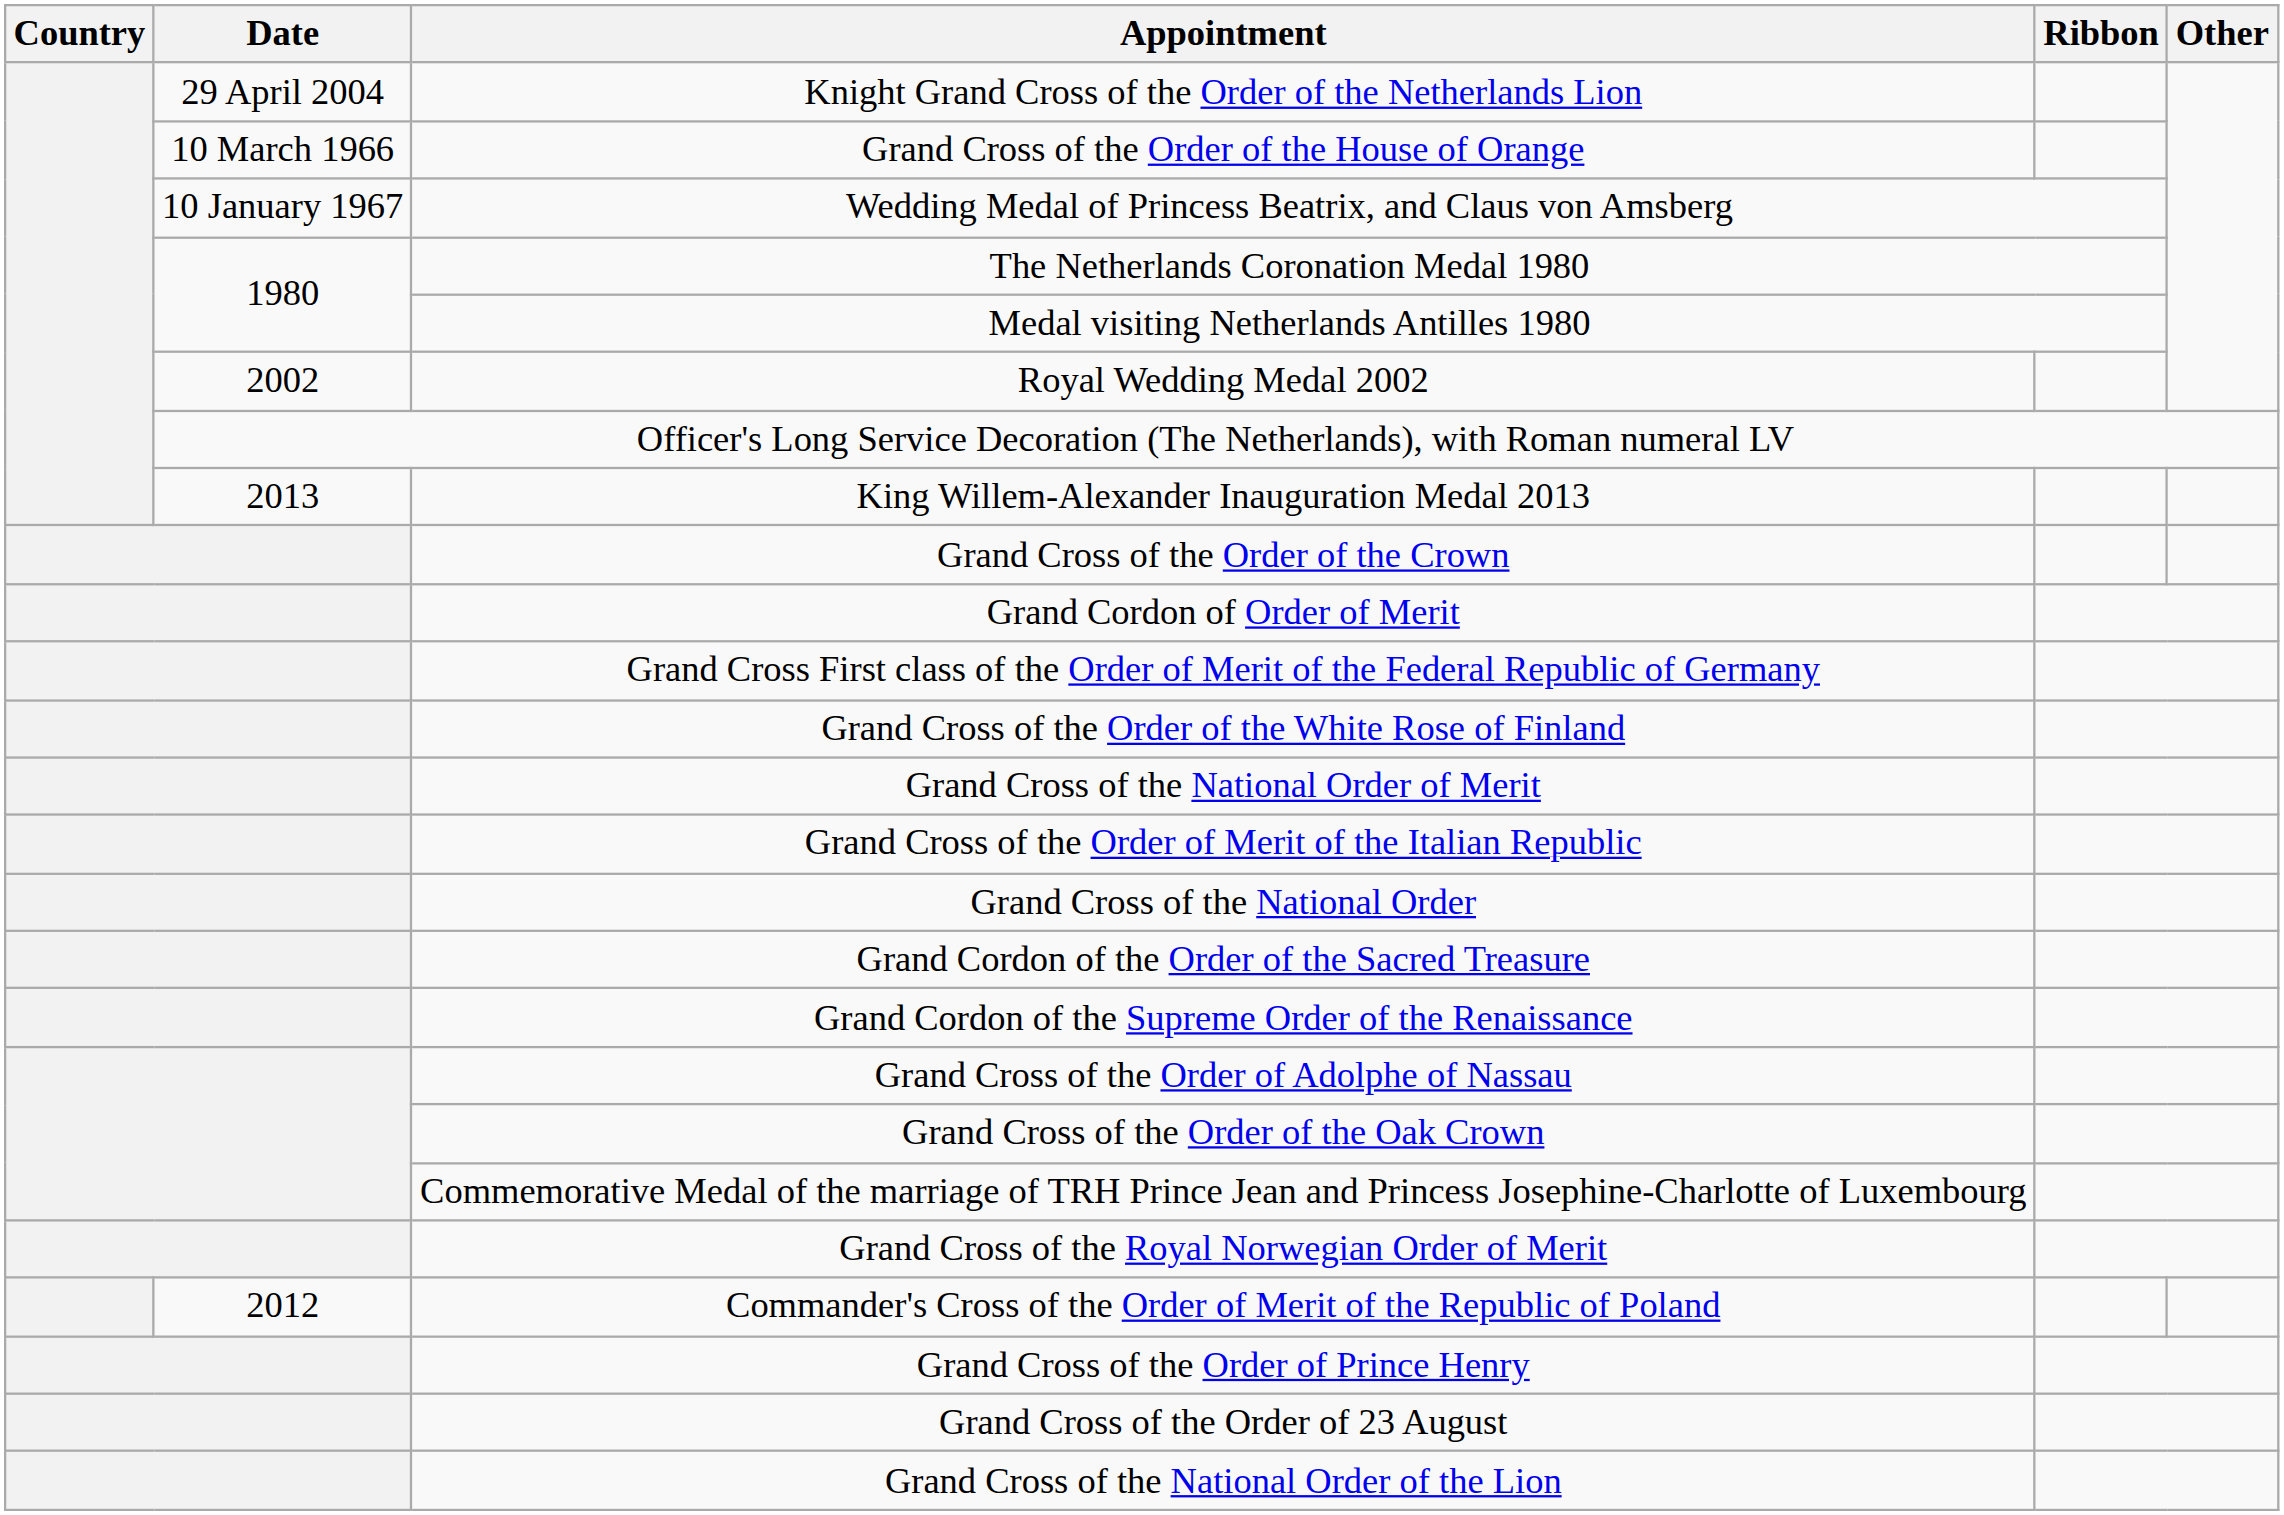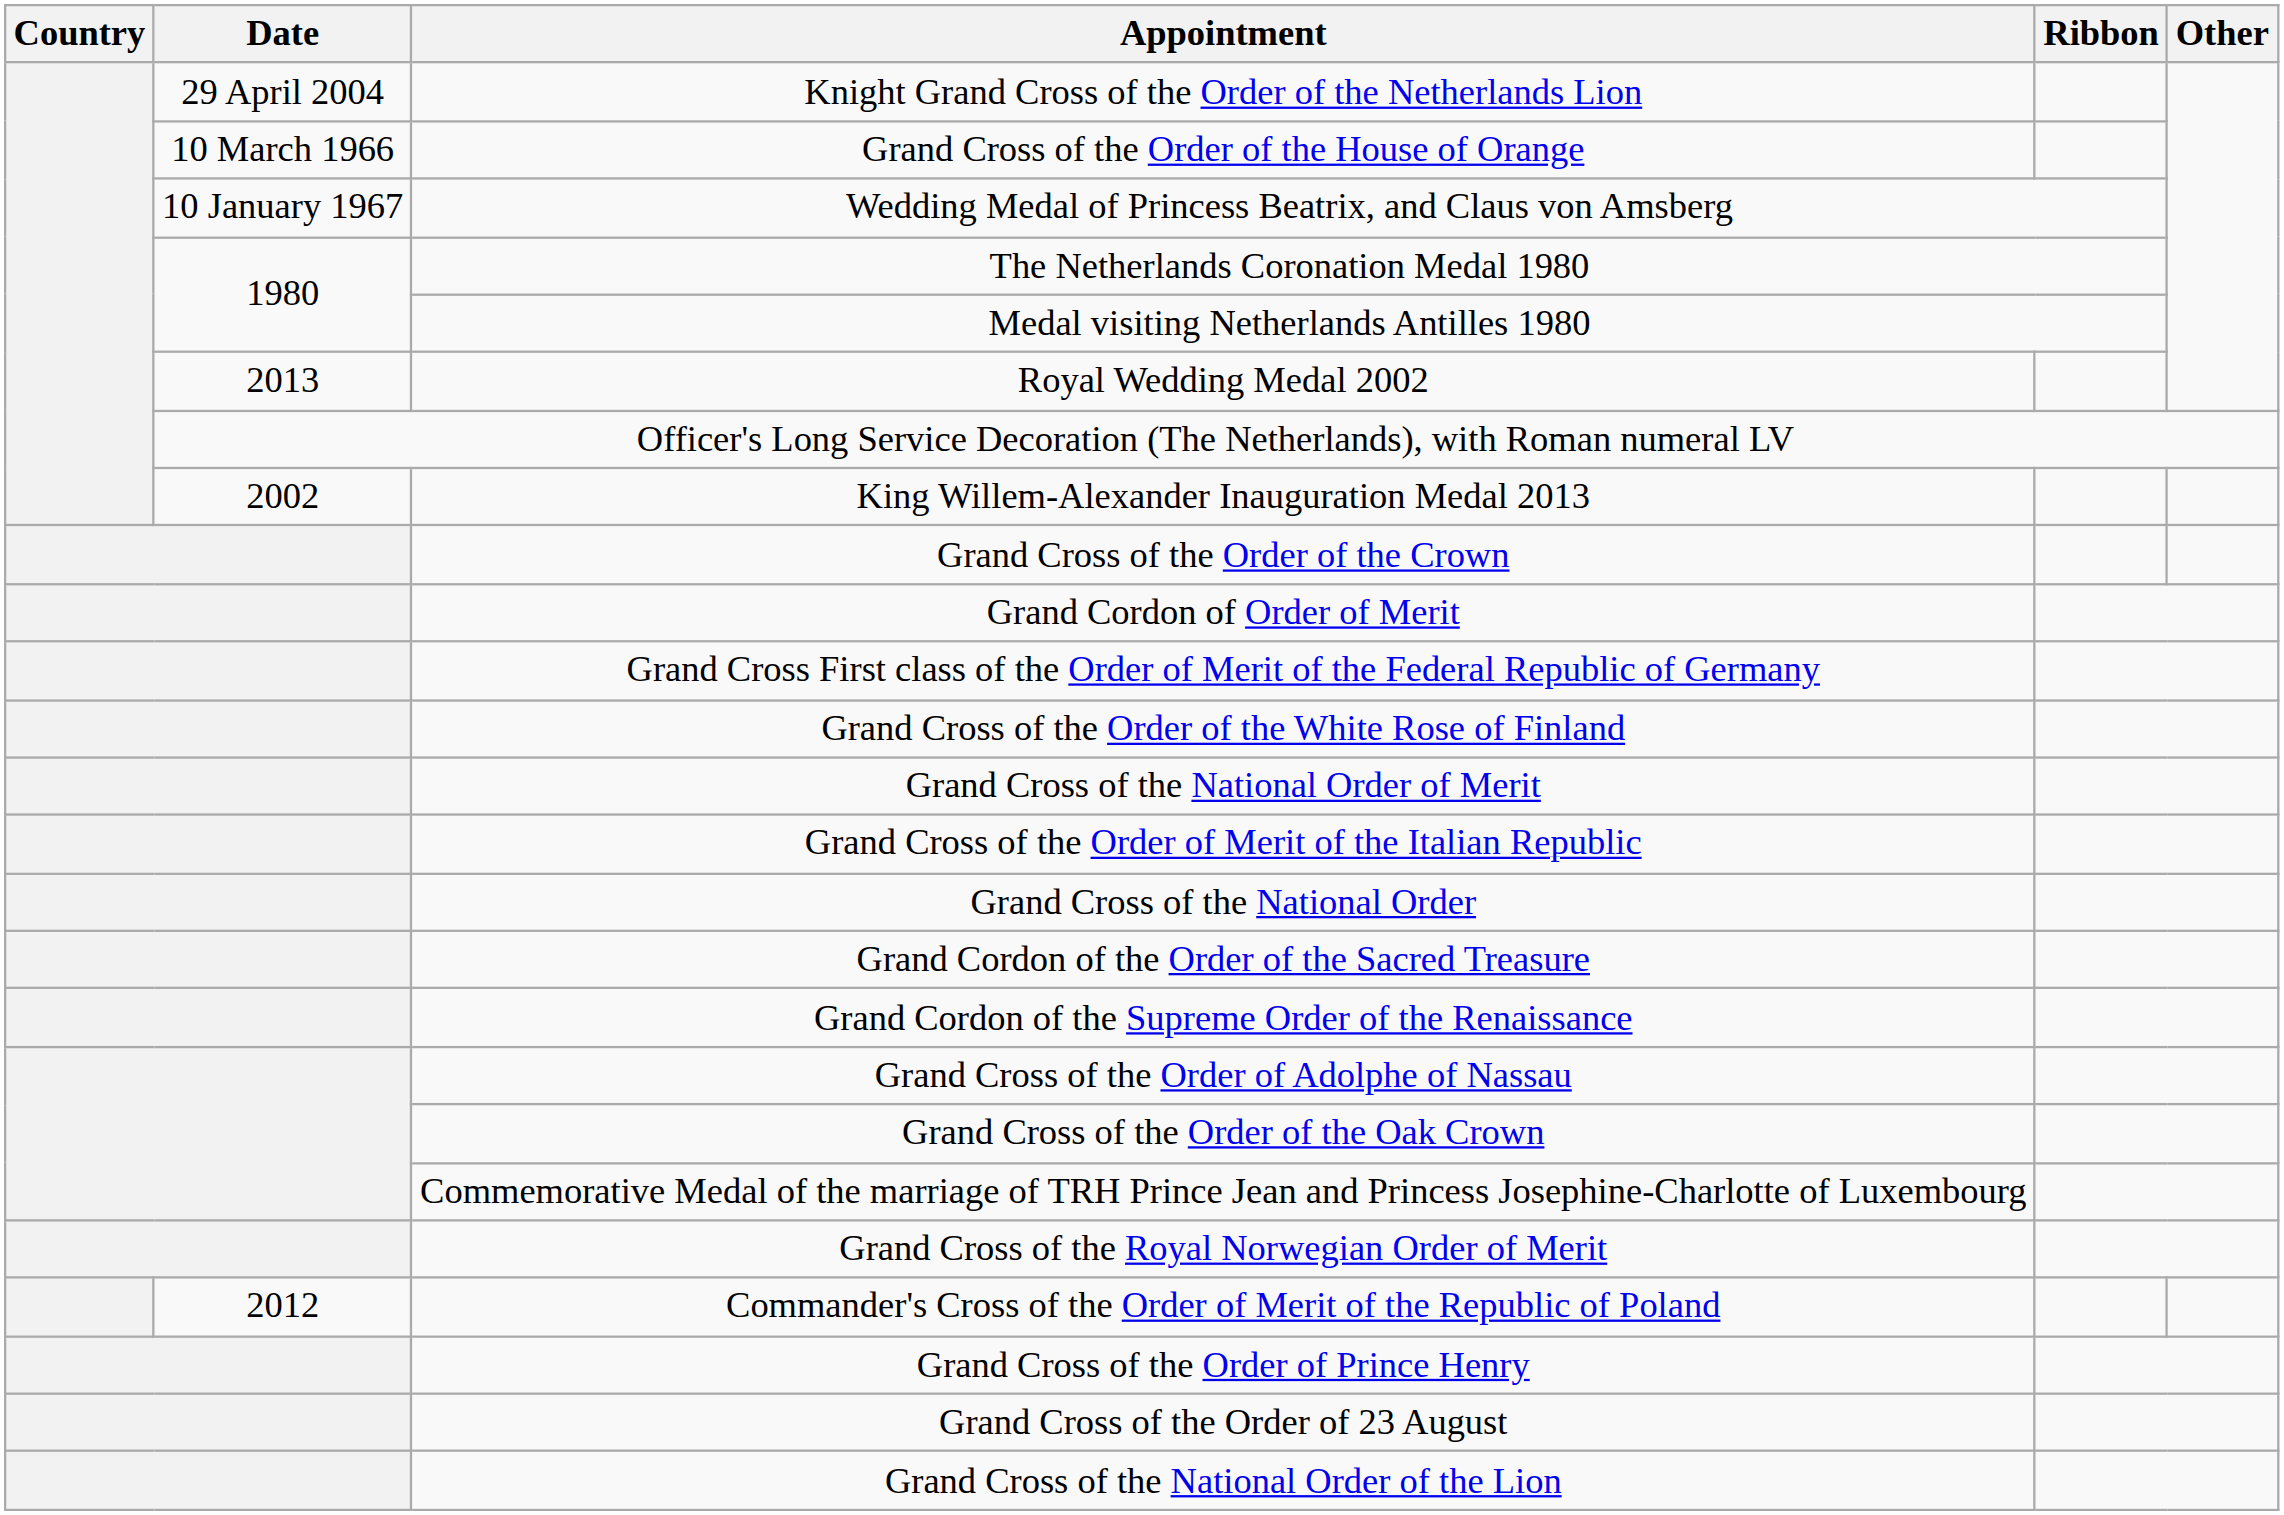(283, 380) 2002 -> (283, 380) 2013
(283, 496) 2013 -> (283, 496) 2002
